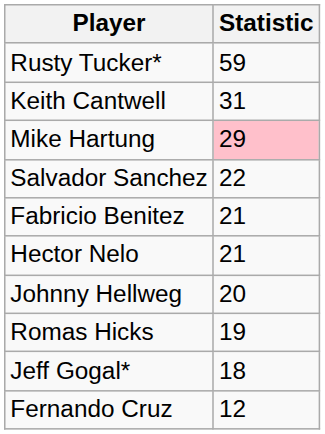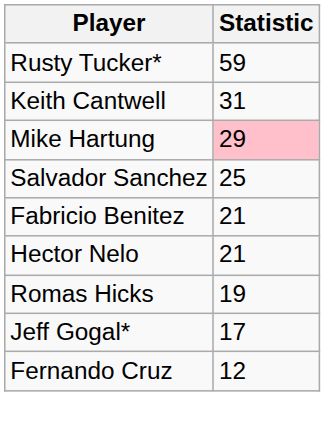(232, 178) 22 -> (232, 178) 25
- row: (96, 293)
(232, 370) 18 -> (232, 332) 17
